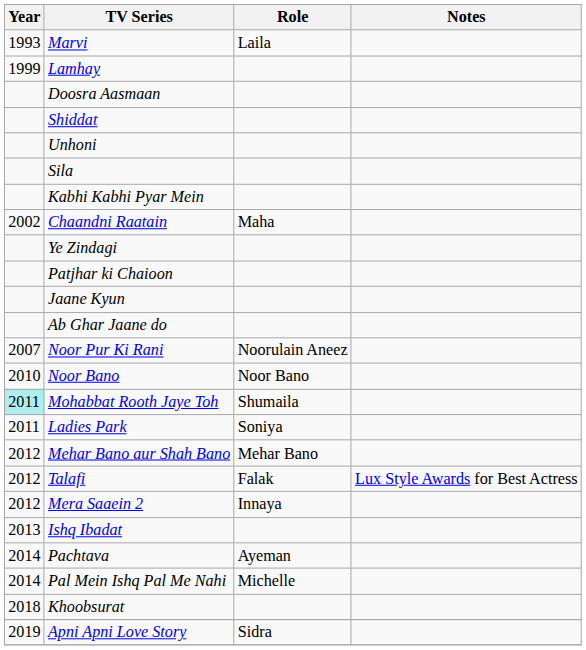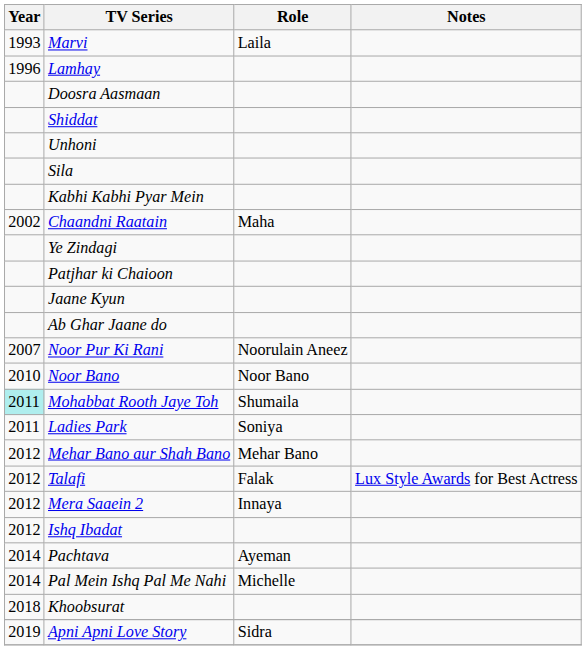(24, 68) 1999 -> (24, 68) 1996
(24, 529) 2013 -> (24, 529) 2012
